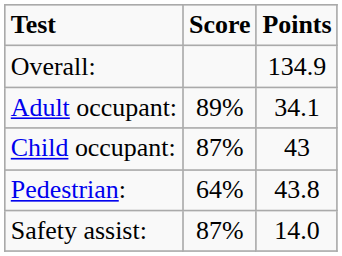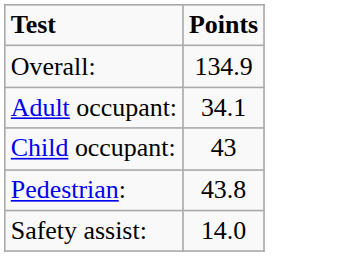- column: (220, 25)
